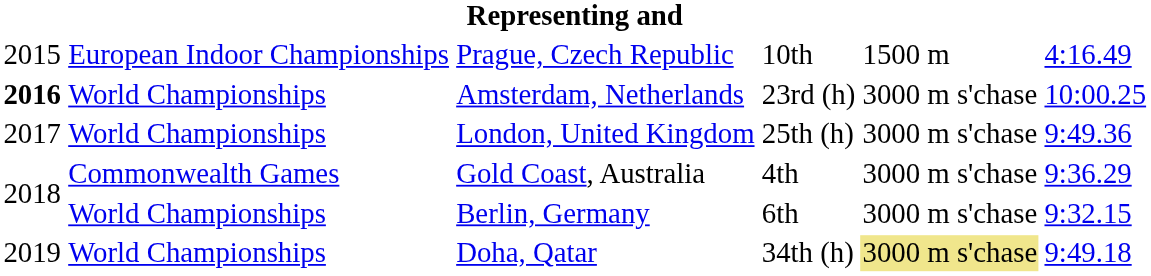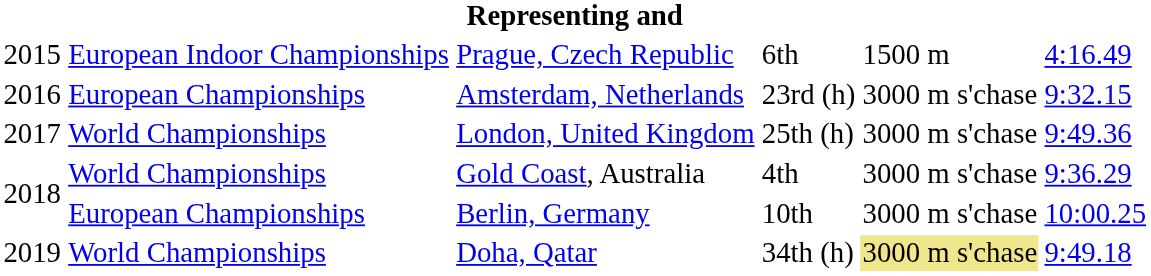(787, 54) 10th -> (780, 54) 6th
(32, 94) bold -> (32, 94) normal
(197, 94) World Championships -> (217, 94) European Championships
(1095, 94) 10:00.25 -> (1088, 94) 9:32.15
(204, 173) Commonwealth Games -> (197, 173) World Championships
(197, 213) World Championships -> (217, 213) European Championships
(780, 213) 6th -> (787, 213) 10th
(1088, 213) 9:32.15 -> (1095, 213) 10:00.25
